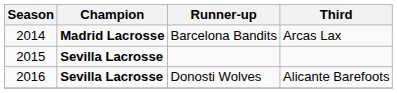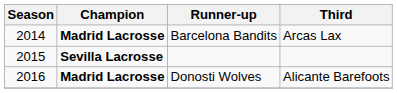(112, 77) Sevilla Lacrosse -> (112, 77) Madrid Lacrosse
